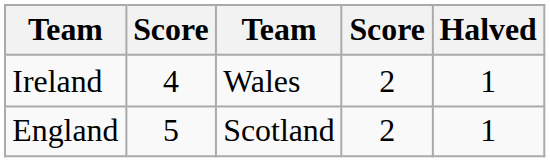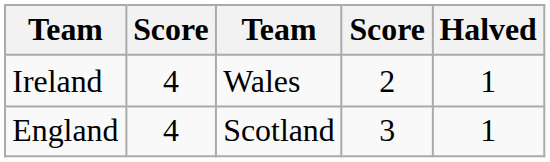(171, 130) 5 -> (171, 130) 4
(387, 130) 2 -> (387, 130) 3
